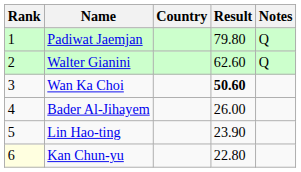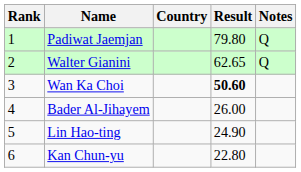(230, 62) 62.60 -> (230, 62) 62.65
(230, 132) 23.90 -> (230, 132) 24.90
(11, 156) lightyellow background -> (11, 156) no background
